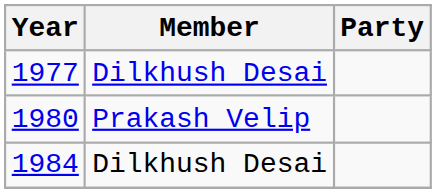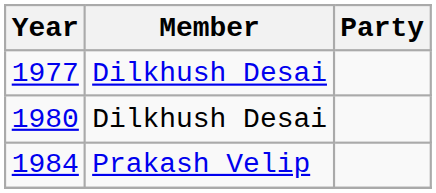(201, 119) Prakash Velip -> (210, 119) Dilkhush Desai
(210, 165) Dilkhush Desai -> (201, 165) Prakash Velip
